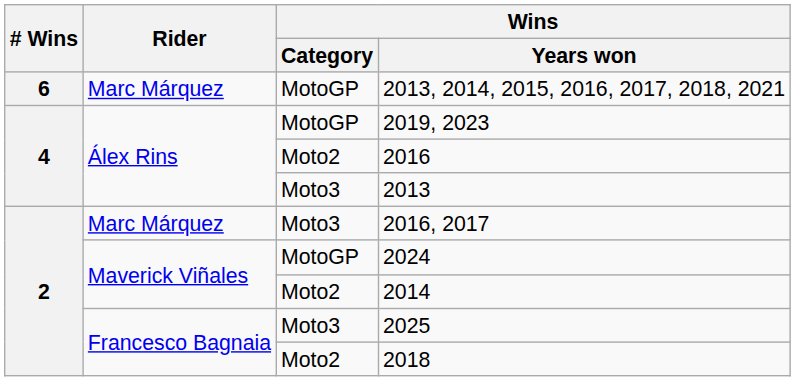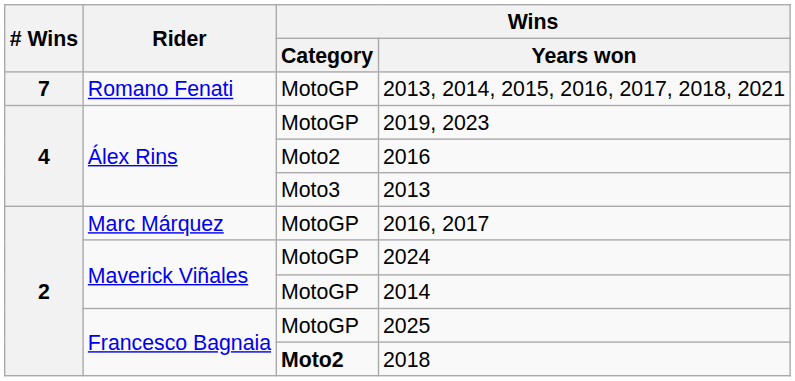(44, 89) 6 -> (44, 89) 7
(156, 89) Marc Márquez -> (161, 89) Romano Fenati
(311, 224) Moto3 -> (320, 224) MotoGP
(311, 291) Moto2 -> (320, 291) MotoGP
(311, 325) Moto3 -> (320, 325) MotoGP
(311, 359) normal -> (312, 359) bold
